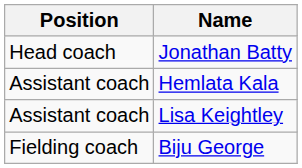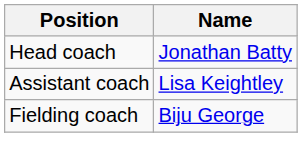- row: (219, 83)
